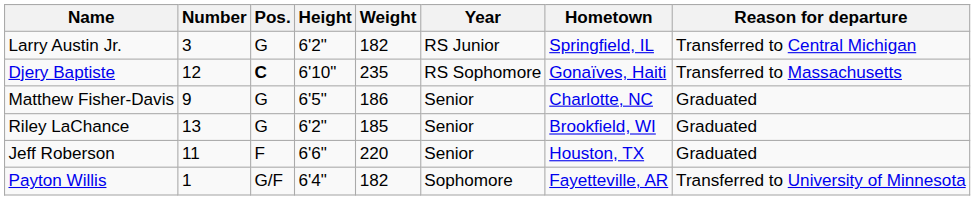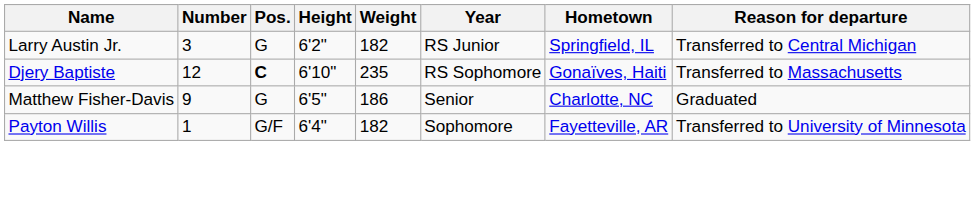- row: (69, 126)
- row: (62, 153)
